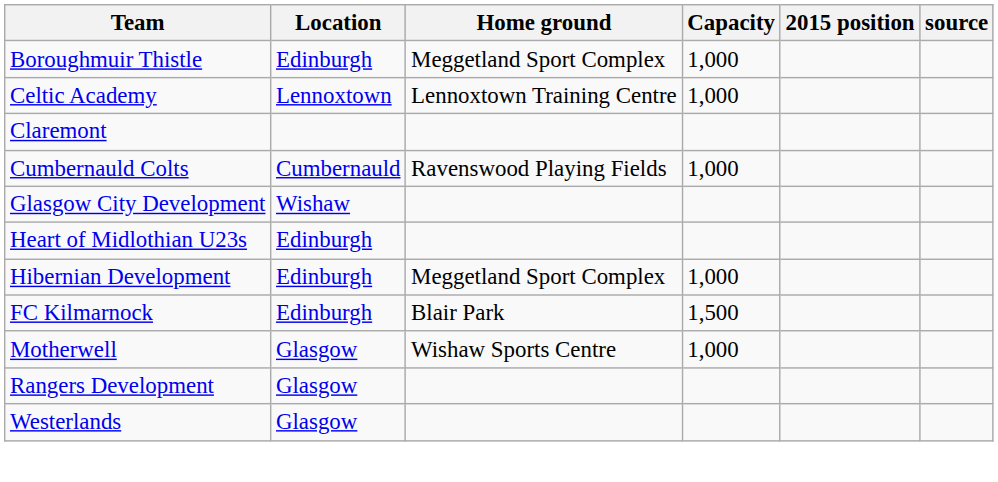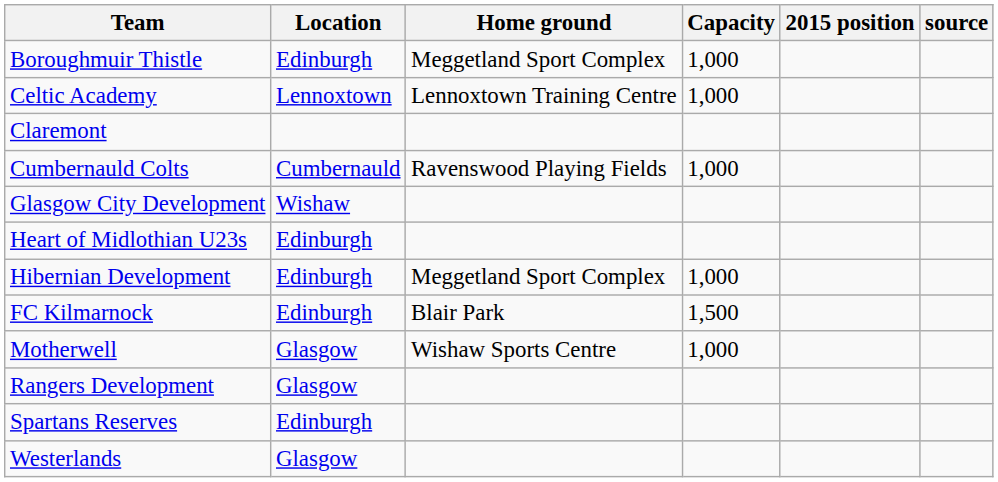+ row: (94, 421)
